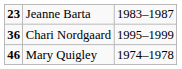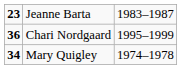(14, 54) 46 -> (14, 54) 34
